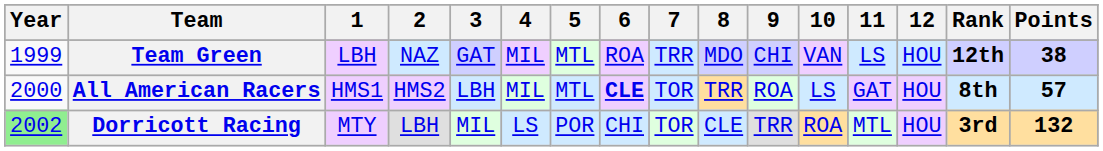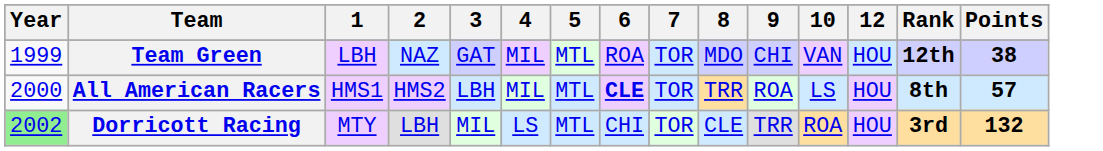- column: (872, 23)
(674, 58) TRR -> (674, 58) TOR
(575, 128) POR -> (575, 128) MTL
